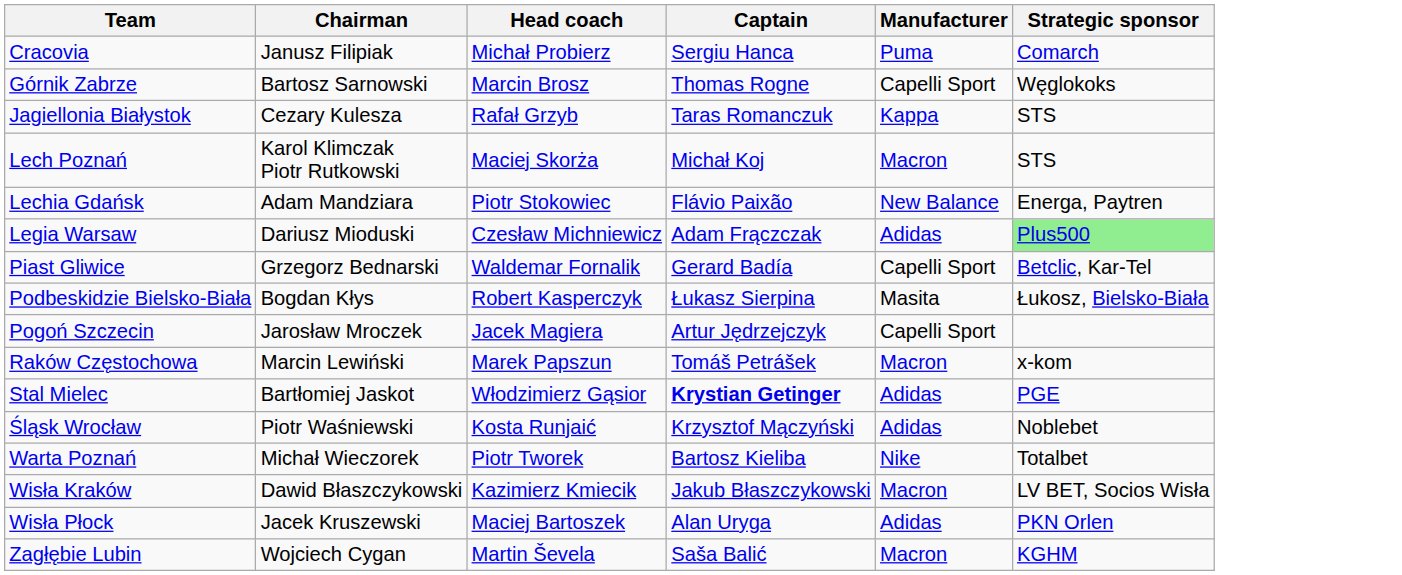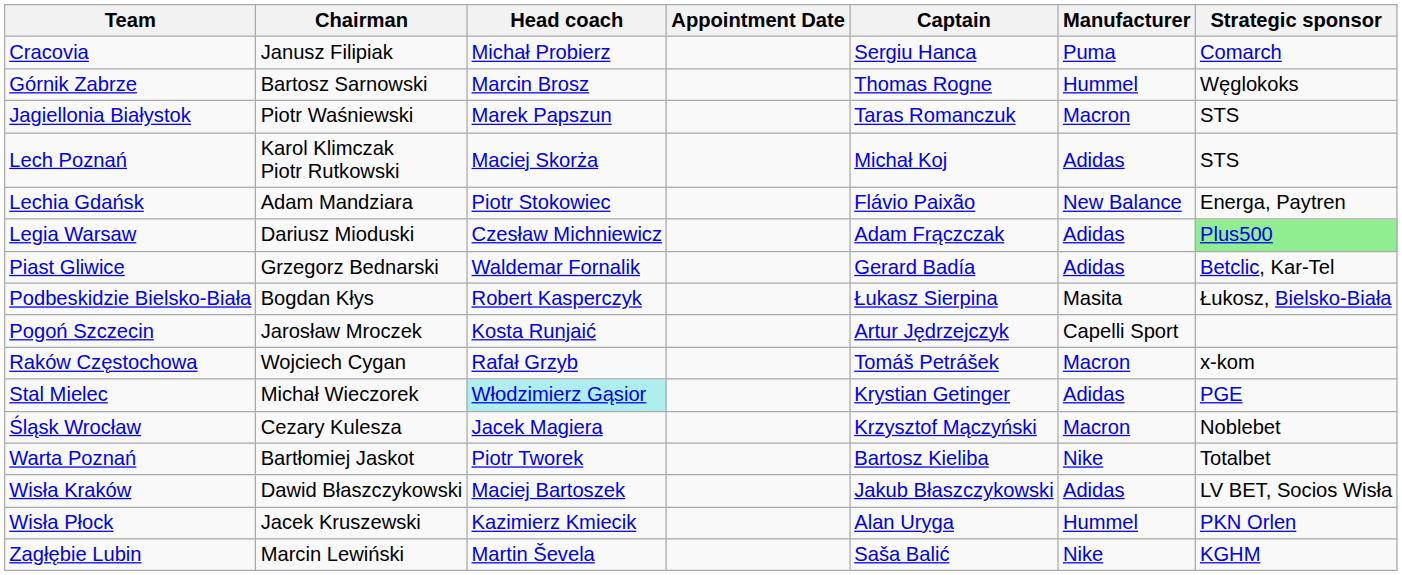+ column: (758, 20)
(938, 84) Capelli Sport -> (1100, 84) Hummel
(331, 116) Cezary Kulesza -> (337, 116) Piotr Waśniewski
(525, 116) Rafał Grzyb -> (542, 116) Marek Papszun
(909, 116) Kappa -> (1097, 116) Macron
(914, 159) Macron -> (1094, 159) Adidas
(938, 266) Capelli Sport -> (1094, 266) Adidas
(537, 330) Jacek Magiera -> (534, 330) Kosta Runjaić
(332, 362) Marcin Lewiński -> (333, 362) Wojciech Cygan
(542, 362) Marek Papszun -> (525, 362) Rafał Grzyb
(337, 394) Bartłomiej Jaskot -> (340, 394) Michał Wieczorek
(559, 394) no background -> (559, 394) paleturquoise background
(756, 394) bold -> (932, 394) normal
(337, 426) Piotr Waśniewski -> (331, 426) Cezary Kulesza
(534, 426) Kosta Runjaić -> (537, 426) Jacek Magiera
(911, 426) Adidas -> (1097, 426) Macron
(340, 458) Michał Wieczorek -> (337, 458) Bartłomiej Jaskot
(554, 490) Kazimierz Kmiecik -> (548, 490) Maciej Bartoszek
(914, 490) Macron -> (1094, 490) Adidas
(548, 522) Maciej Bartoszek -> (554, 522) Kazimierz Kmiecik
(911, 522) Adidas -> (1100, 522) Hummel
(333, 554) Wojciech Cygan -> (332, 554) Marcin Lewiński
(914, 554) Macron -> (1083, 554) Nike
